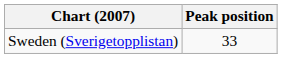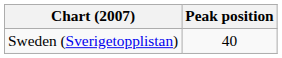(229, 41) 33 -> (229, 41) 40
